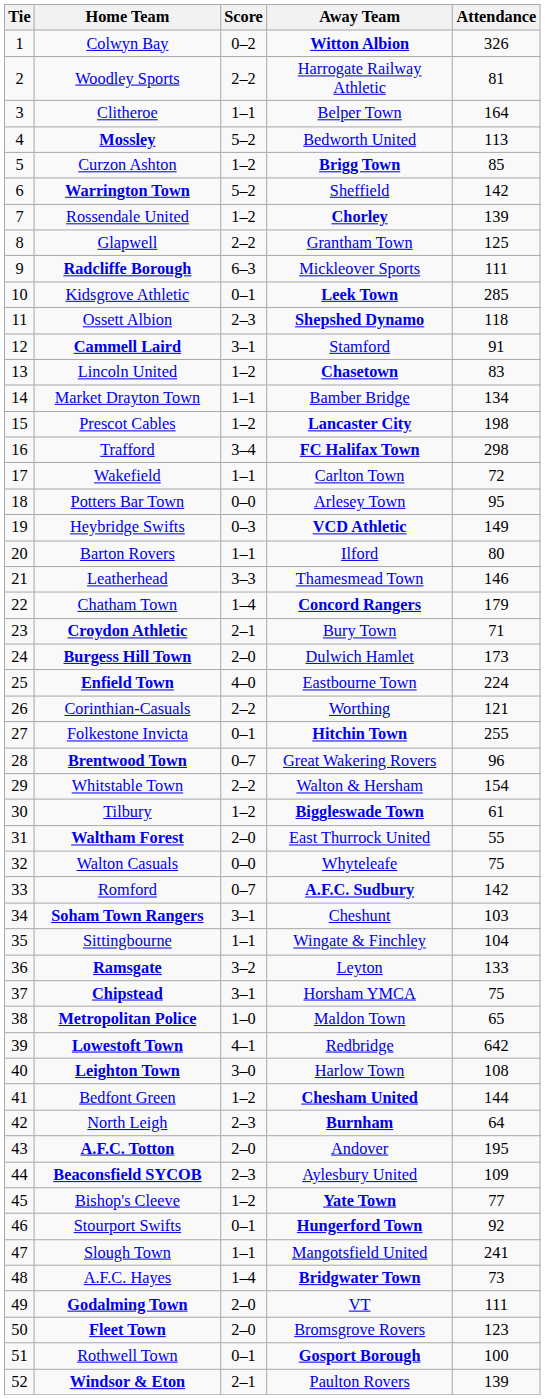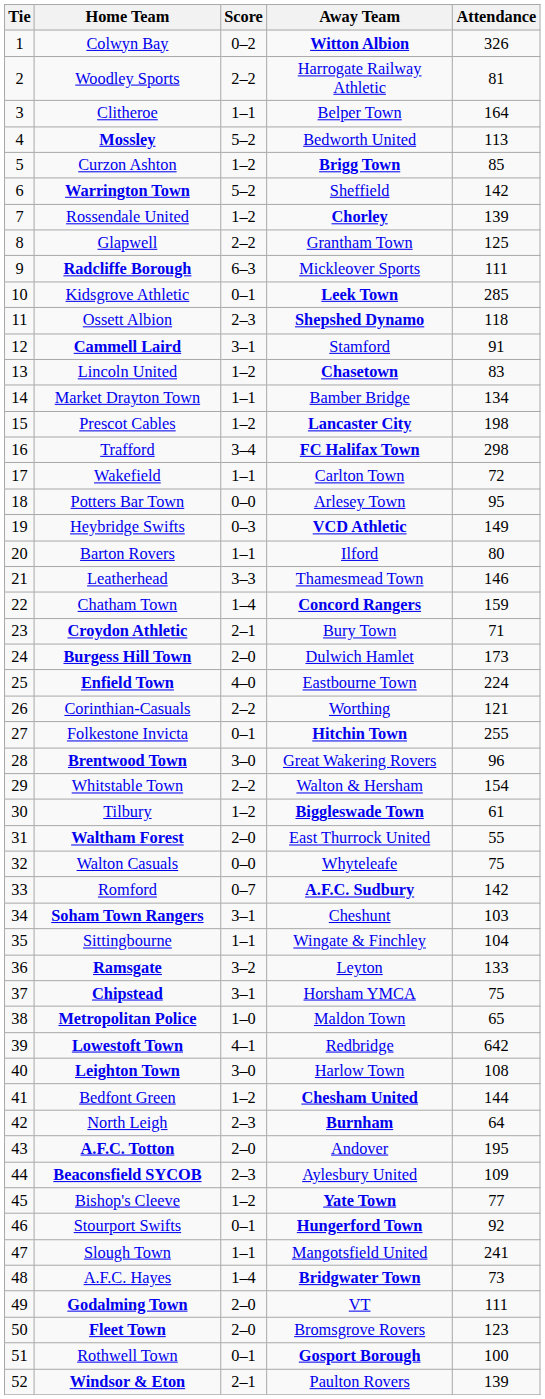(496, 605) 179 -> (496, 605) 159
(244, 760) 0–7 -> (244, 760) 3–0
